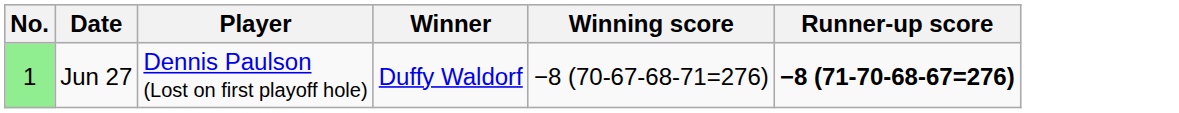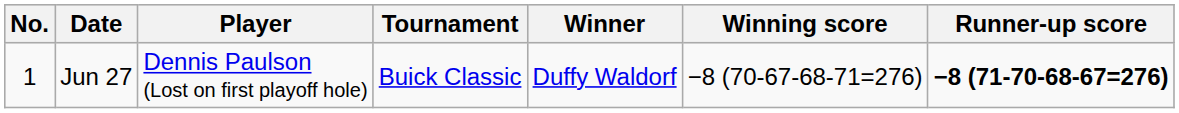+ column: (450, 24)
(30, 75) lightgreen background -> (30, 75) no background
